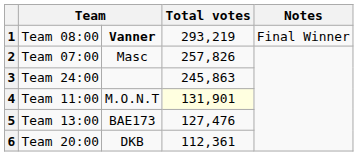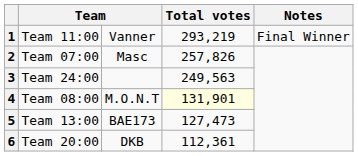(60, 36) Team 08:00 -> (60, 36) Team 11:00
(132, 36) bold -> (132, 36) normal
(208, 78) 245,863 -> (208, 78) 249,563
(60, 99) Team 11:00 -> (60, 99) Team 08:00
(208, 120) 127,476 -> (208, 120) 127,473
